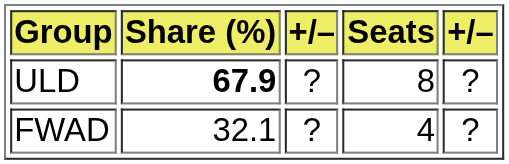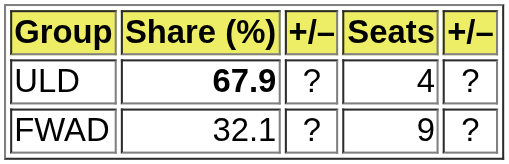(426, 81) 8 -> (426, 81) 4
(426, 130) 4 -> (426, 130) 9
